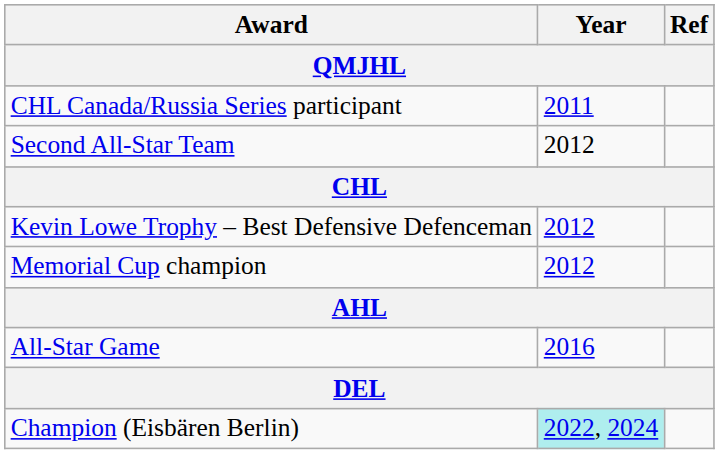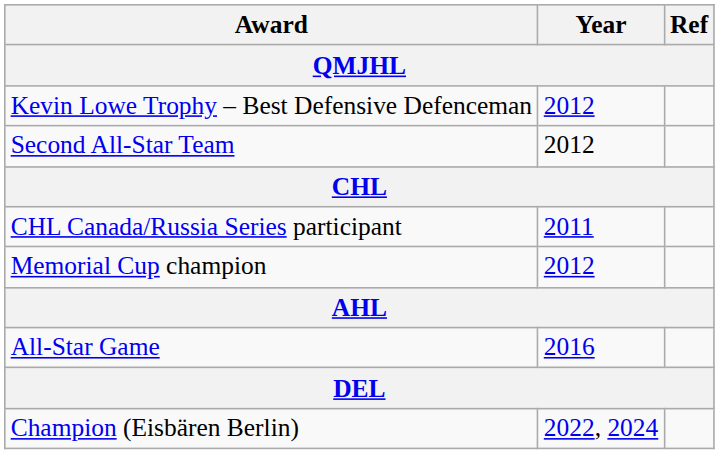rows swapped: (271, 226) <-> (206, 105)
(601, 428) paleturquoise background -> (601, 428) no background
